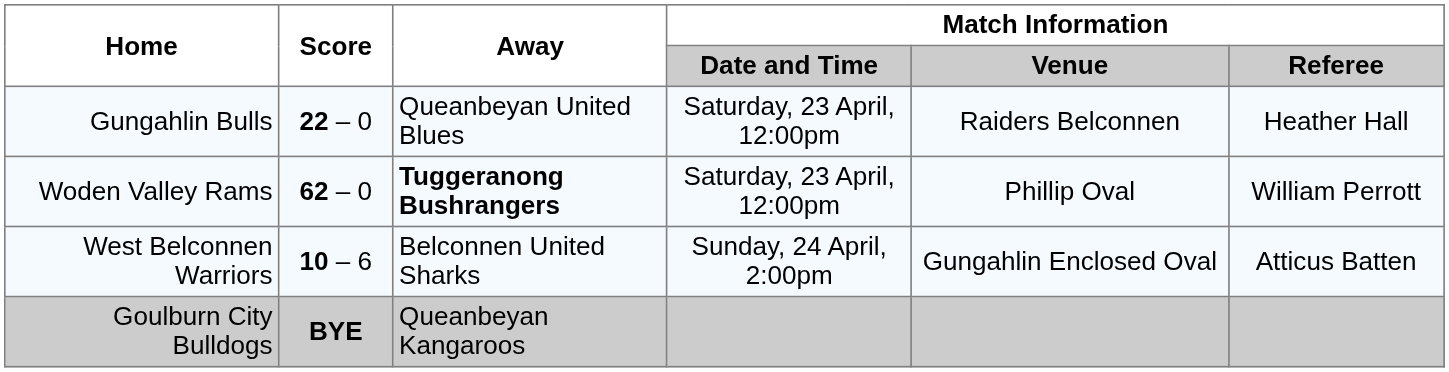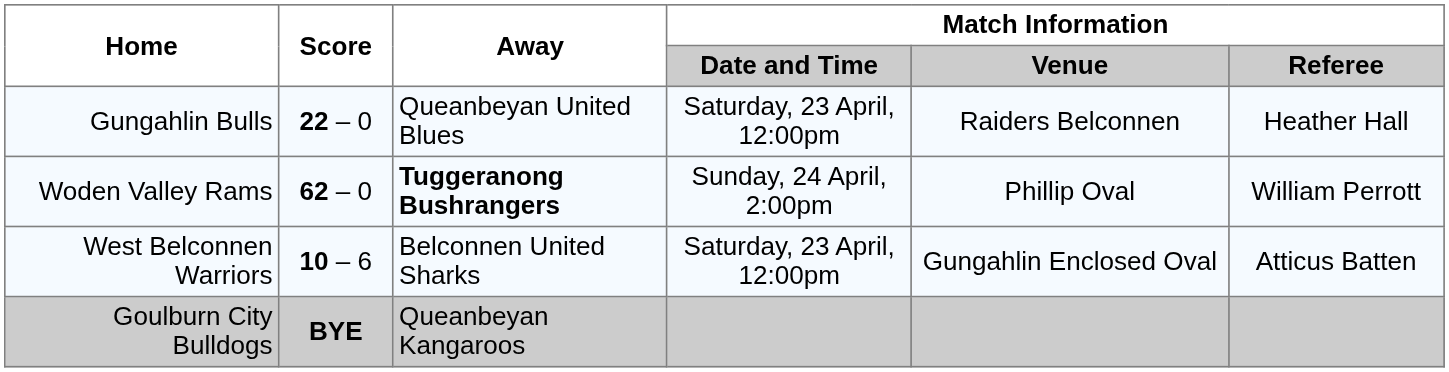(789, 191) Saturday, 23 April, 12:00pm -> (789, 191) Sunday, 24 April, 2:00pm
(789, 261) Sunday, 24 April, 2:00pm -> (789, 261) Saturday, 23 April, 12:00pm
